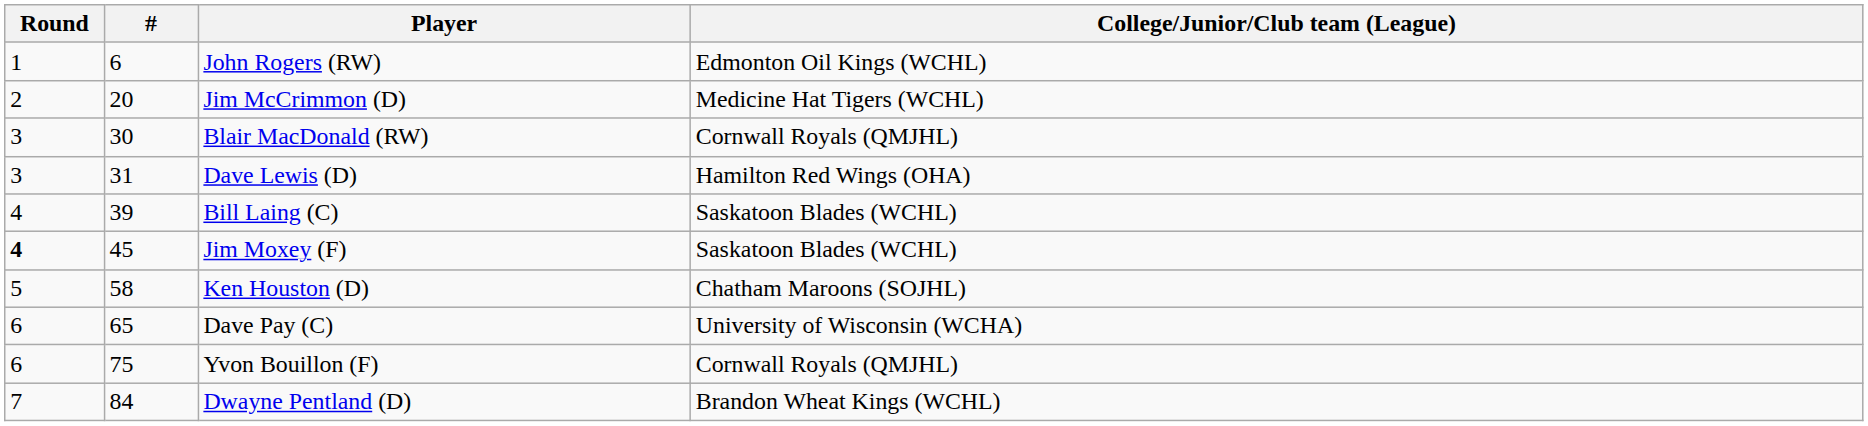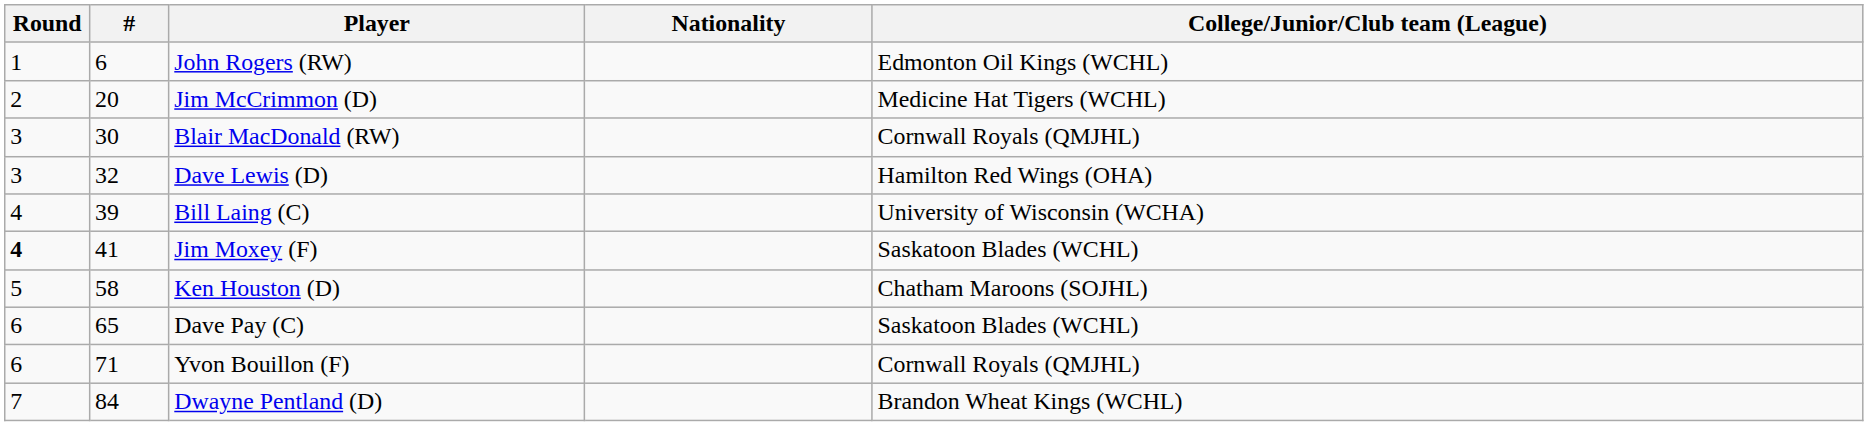+ column: (728, 23)
(122, 174) 31 -> (107, 174) 32
(826, 212) Saskatoon Blades (WCHL) -> (1041, 212) University of Wisconsin (WCHA)
(122, 250) 45 -> (107, 250) 41
(859, 325) University of Wisconsin (WCHA) -> (1008, 325) Saskatoon Blades (WCHL)
(122, 363) 75 -> (107, 363) 71
